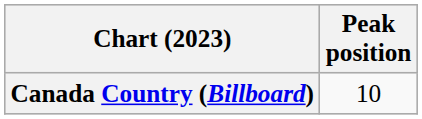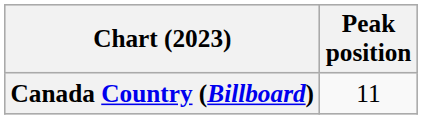(369, 93) 10 -> (369, 93) 11
